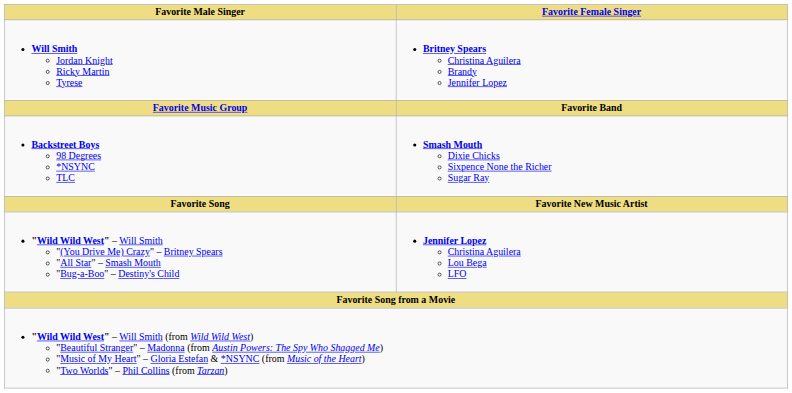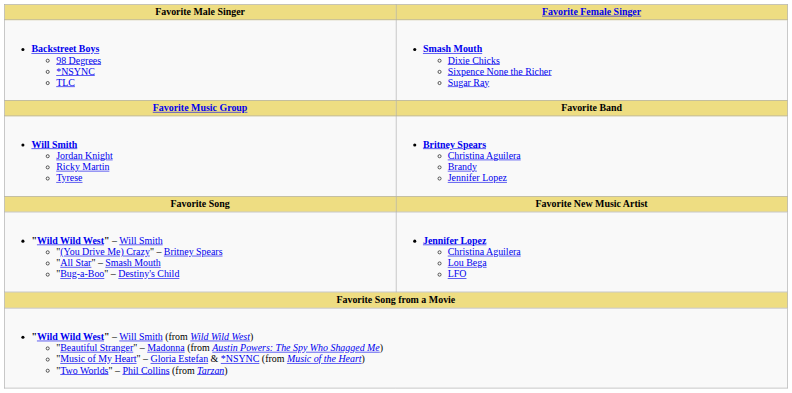rows swapped: (200, 66) <-> (200, 162)
